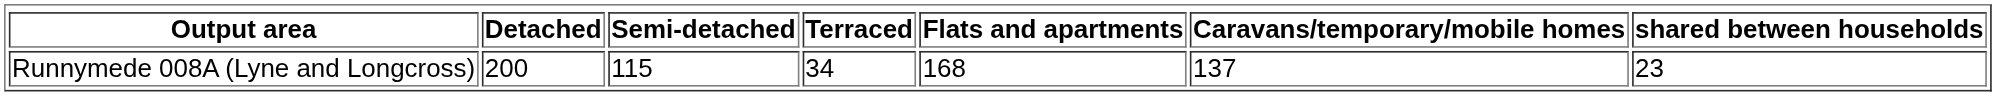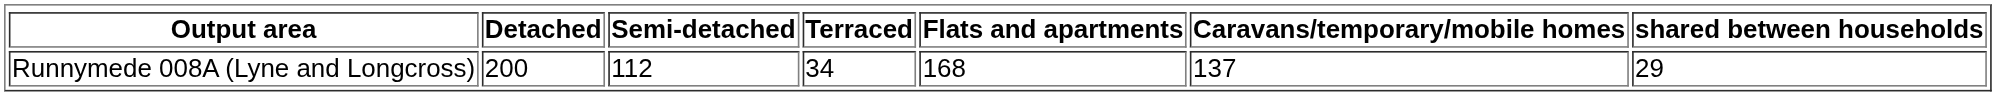(632, 68) 115 -> (632, 68) 112
(1649, 68) 23 -> (1649, 68) 29
